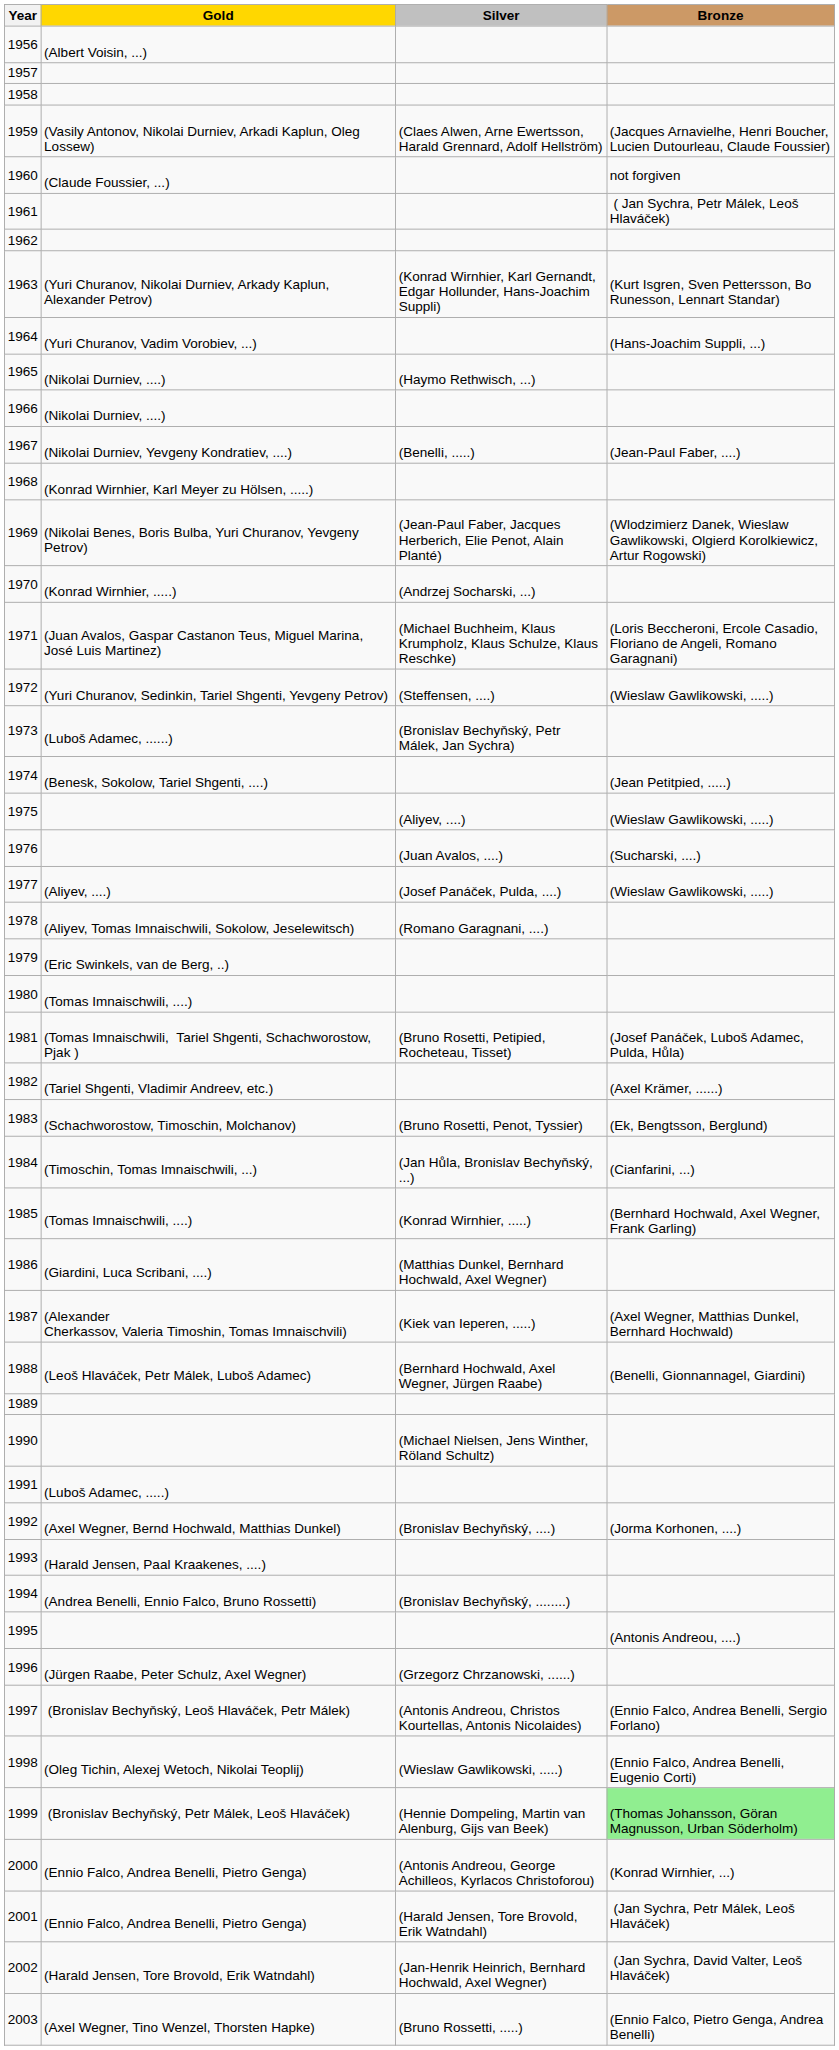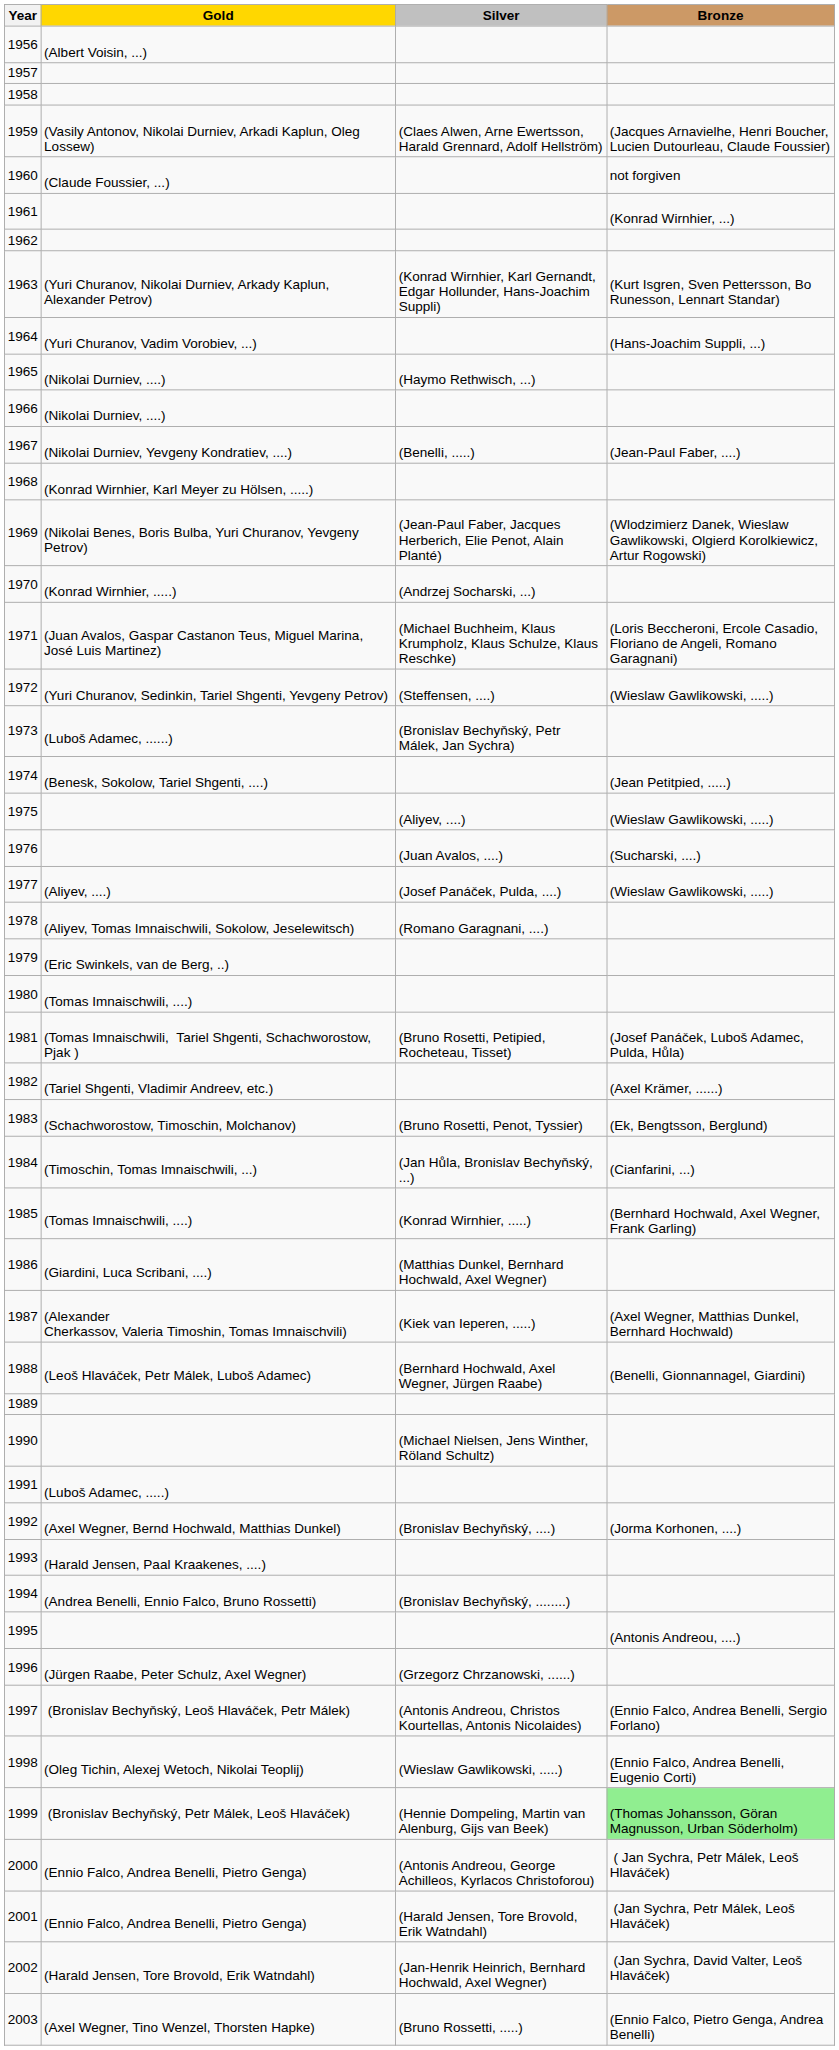(704, 212) ( Jan Sychra, Petr Málek, Leoš Hlaváček) -> (672, 219) (Konrad Wirnhier, ...)
(672, 1873) (Konrad Wirnhier, ...) -> (704, 1865) ( Jan Sychra, Petr Málek, Leoš Hlaváček)
